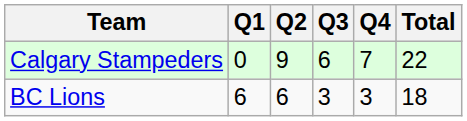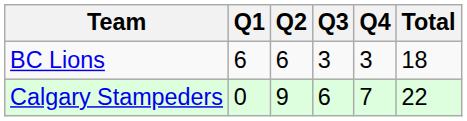rows swapped: (58, 97) <-> (117, 60)
